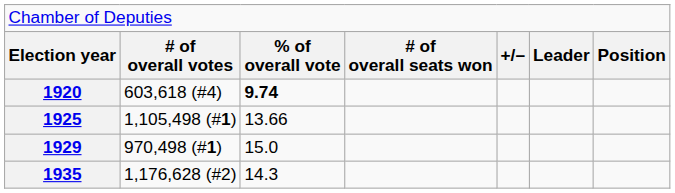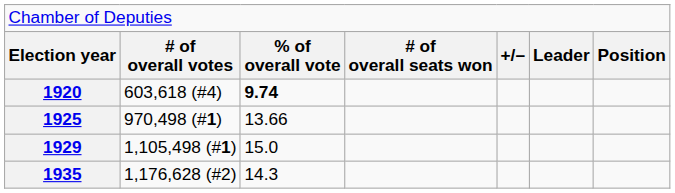(180, 119) 1,105,498 (#1) -> (173, 119) 970,498 (#1)
(173, 147) 970,498 (#1) -> (180, 147) 1,105,498 (#1)
